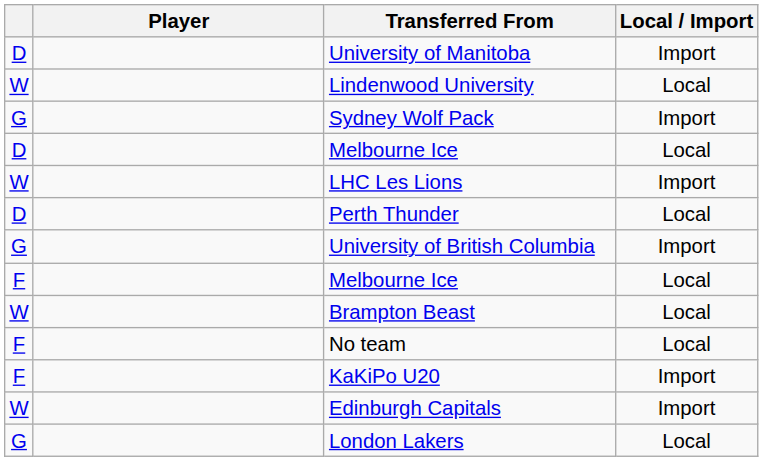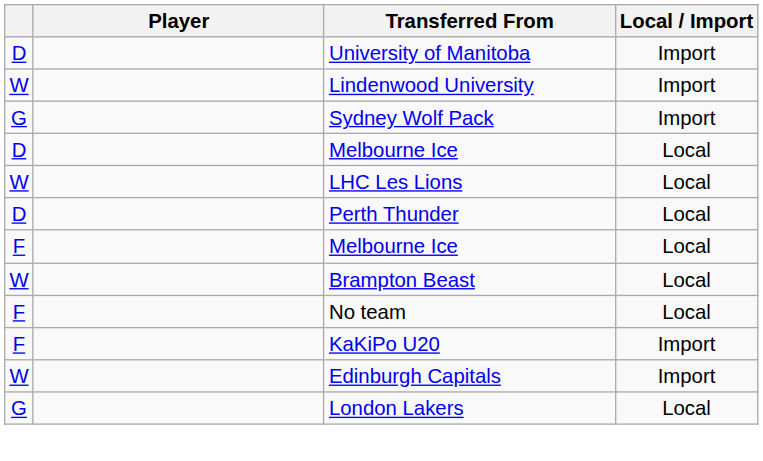(687, 85) Local -> (687, 85) Import
(687, 182) Import -> (687, 182) Local
- row: (19, 247)
